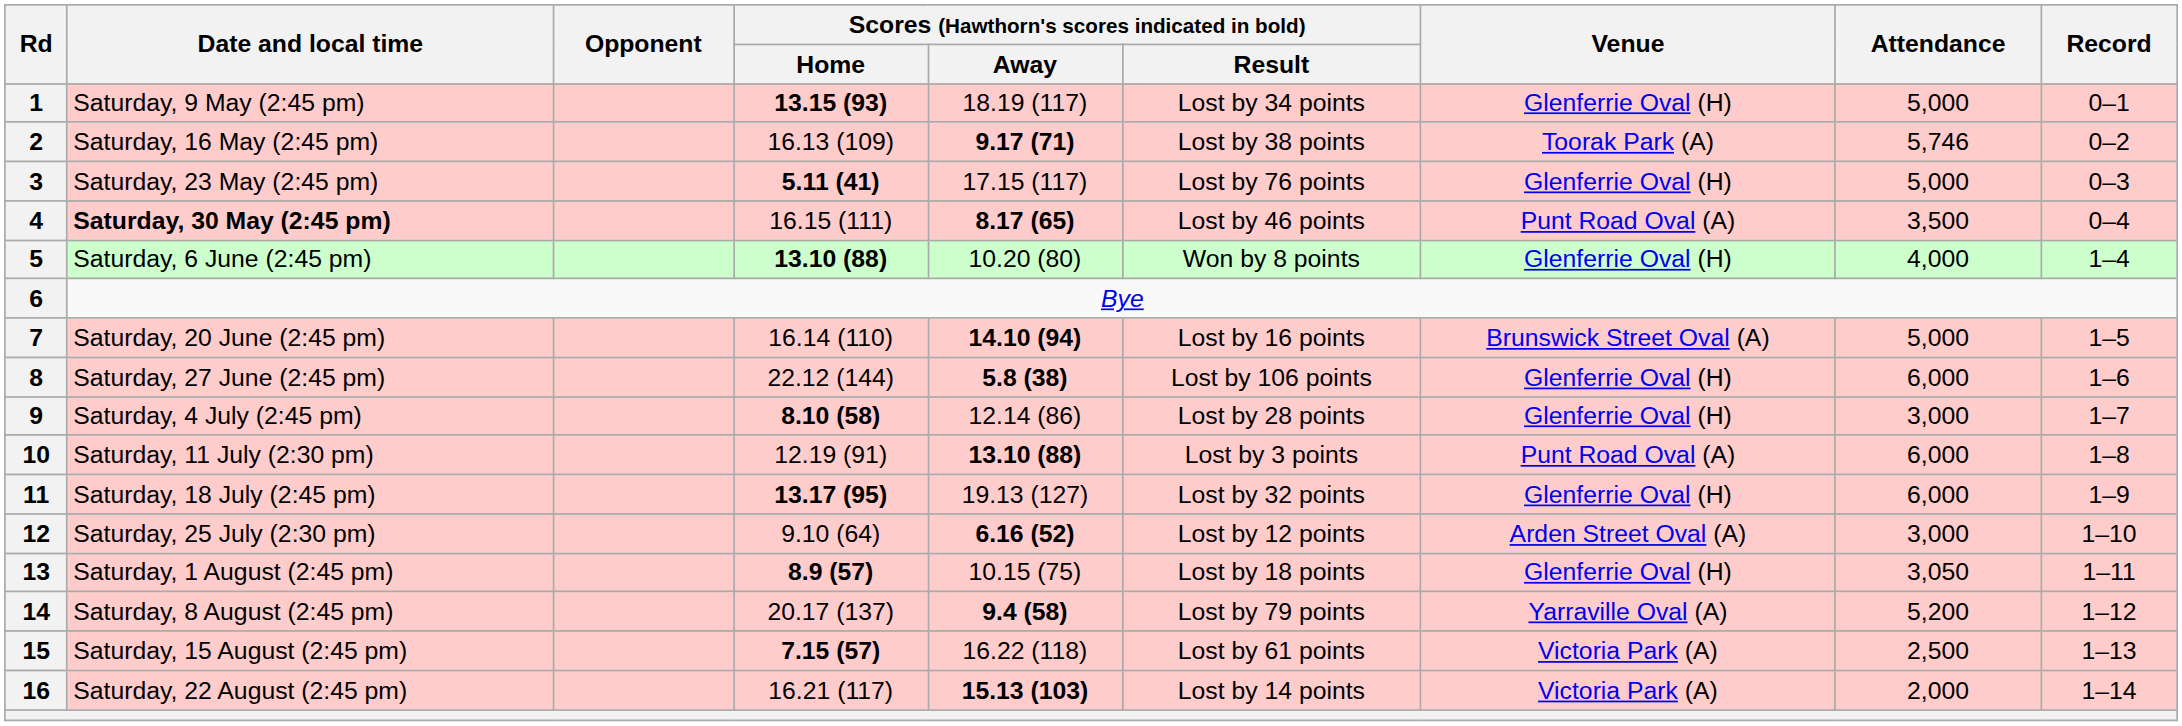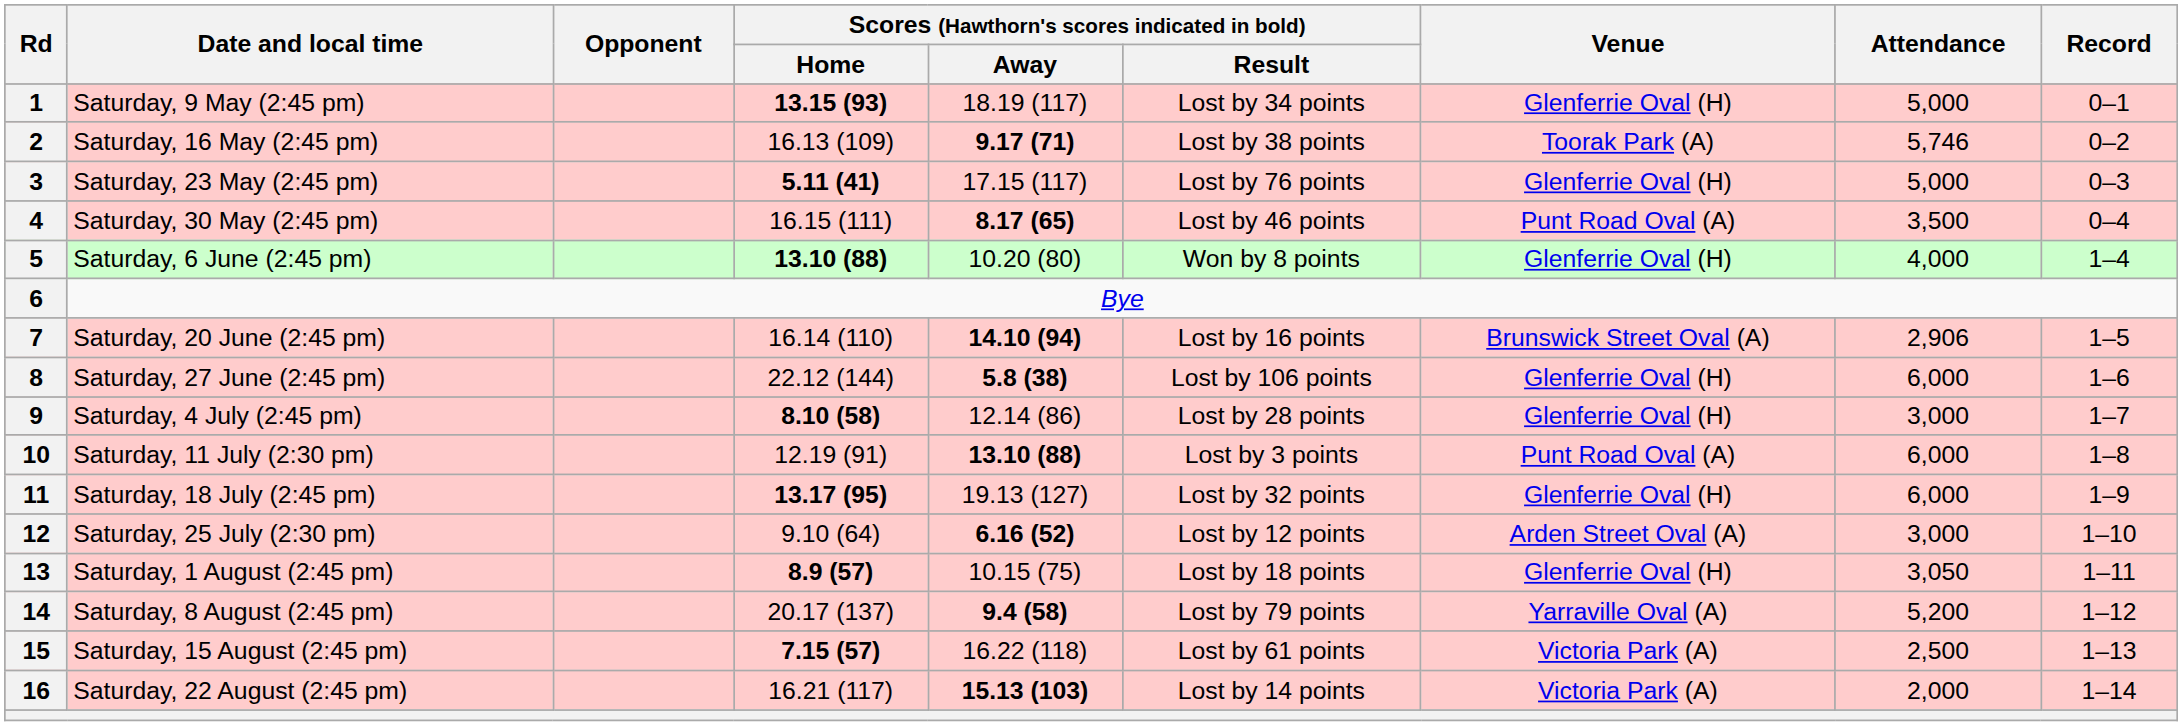(232, 220) bold -> (226, 220) normal
(1938, 338) 5,000 -> (1938, 338) 2,906
